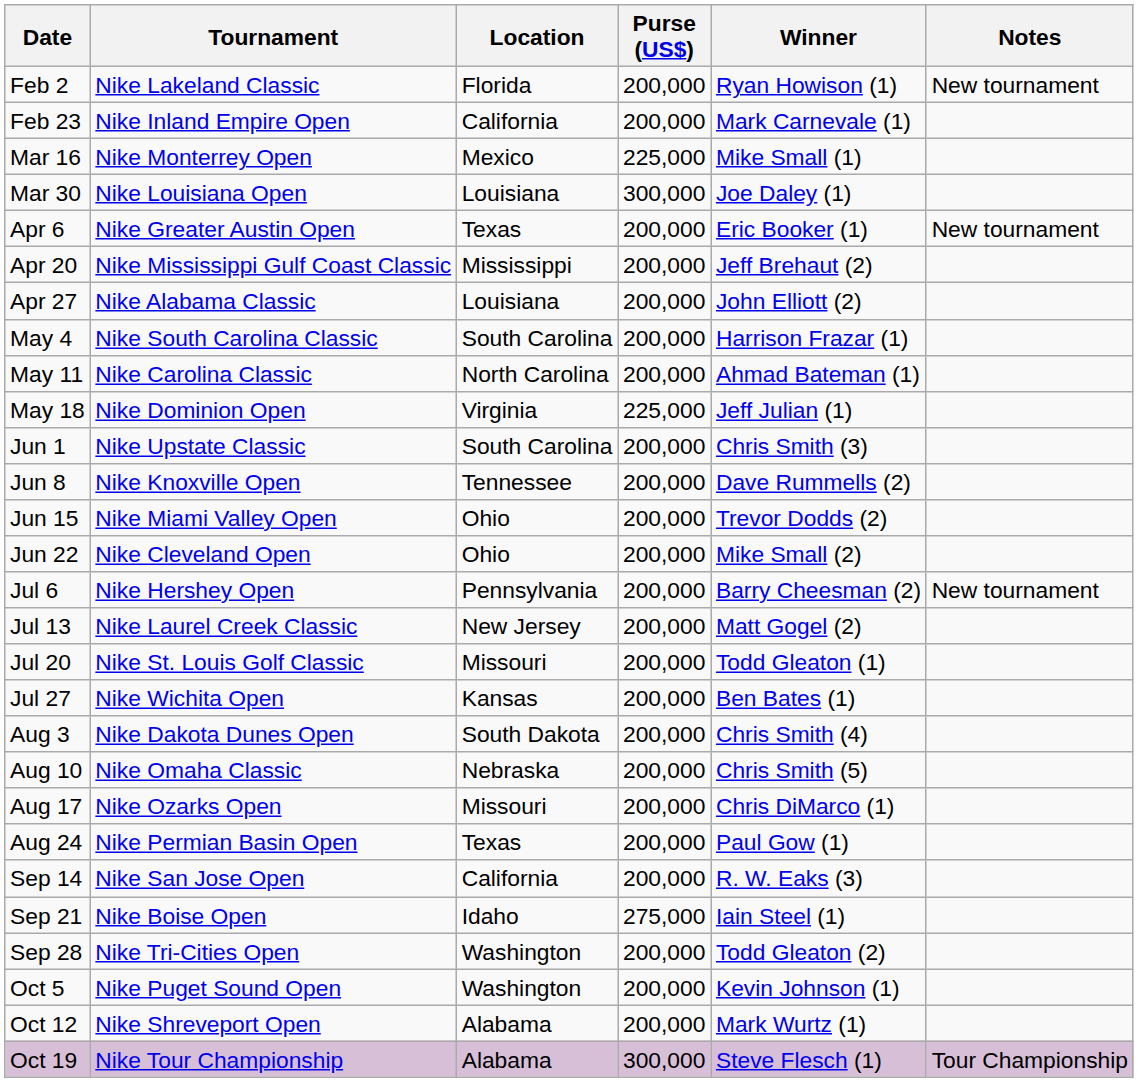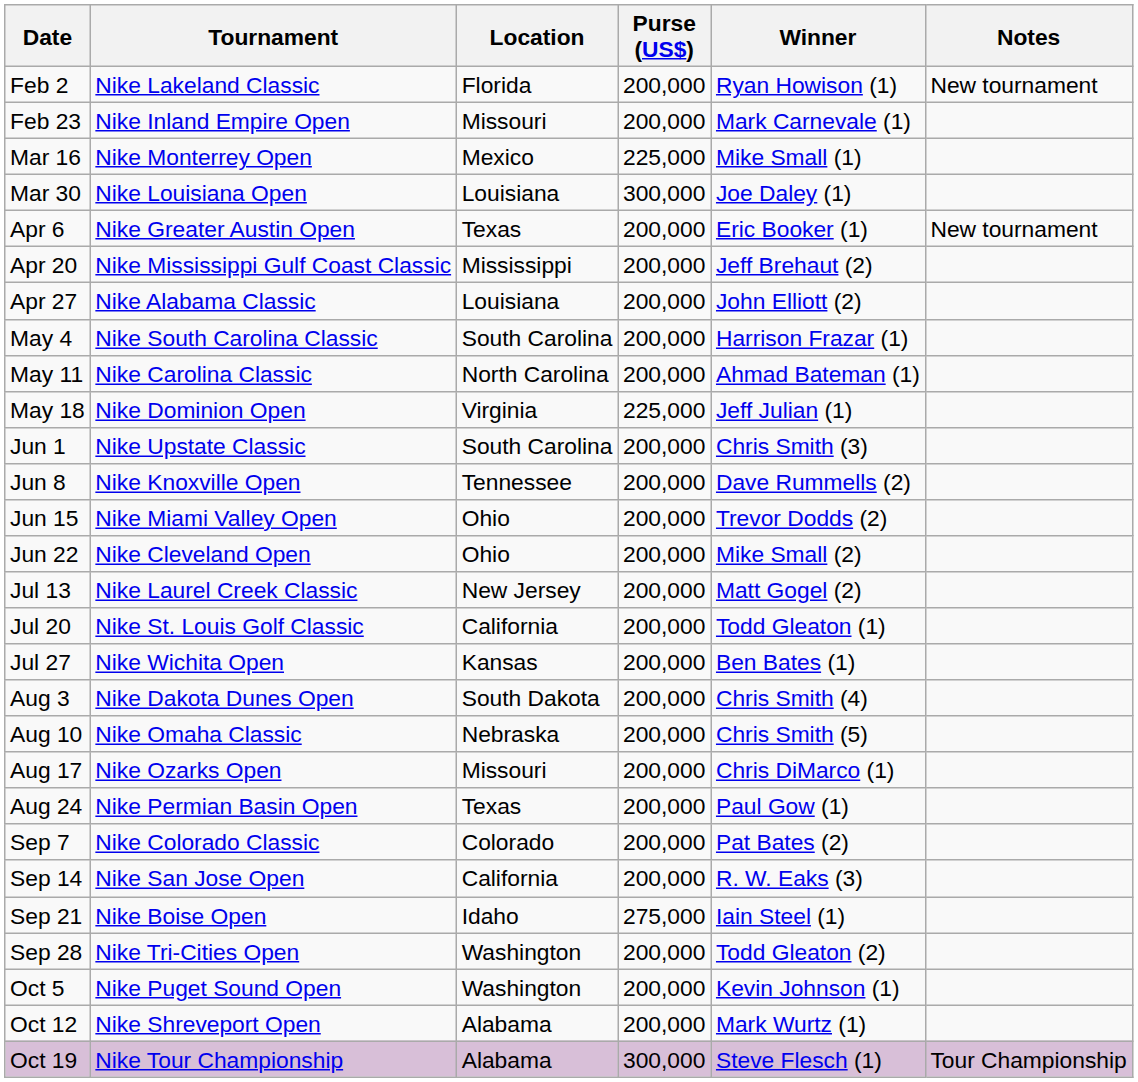(510, 121) California -> (504, 121) Missouri
- row: (34, 590)
(504, 662) Missouri -> (510, 626) California
+ row: (40, 843)
